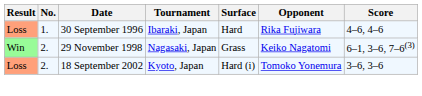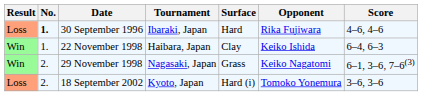(44, 29) normal -> (44, 29) bold
+ row: (102, 46)
